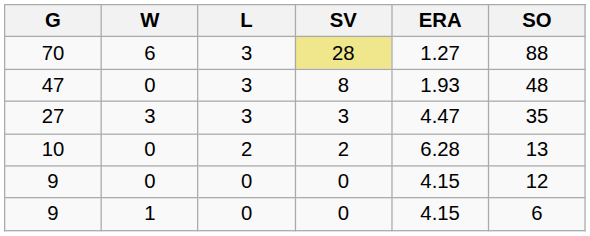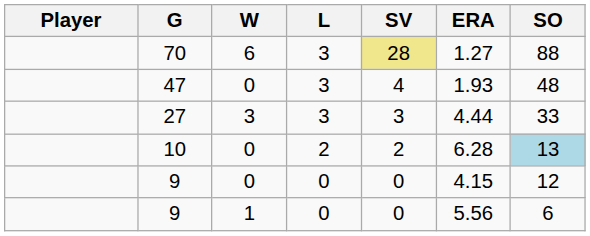+ column: (71, 20)
(343, 85) 8 -> (399, 85) 4
(440, 117) 4.47 -> (473, 117) 4.44
(537, 117) 35 -> (548, 117) 33
(537, 149) no background -> (548, 149) lightblue background
(440, 213) 4.15 -> (473, 213) 5.56
